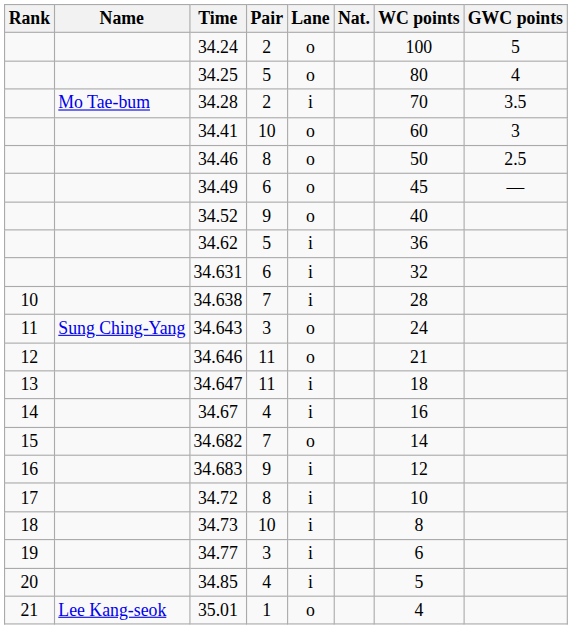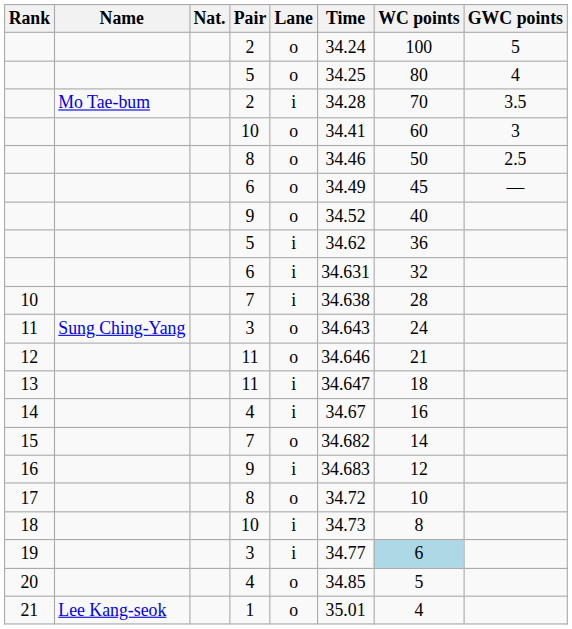columns swapped: (354, 18) <-> (218, 18)
(310, 497) i -> (294, 497) o
(419, 553) no background -> (419, 553) lightblue background
(310, 581) i -> (294, 581) o
